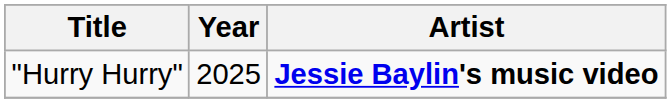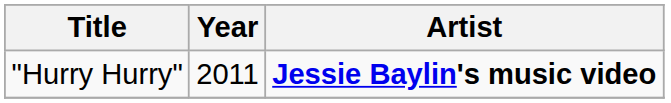(229, 73) 2025 -> (227, 73) 2011
